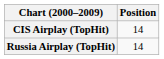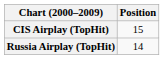(138, 29) 14 -> (138, 29) 15
